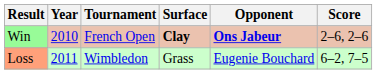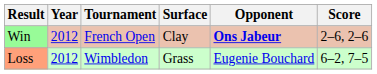(64, 36) 2010 -> (64, 36) 2012
(176, 36) bold -> (175, 36) normal
(64, 58) 2011 -> (64, 58) 2012
